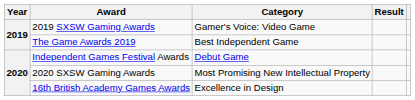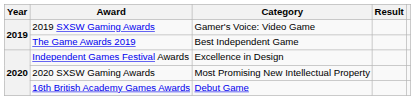(222, 57) Debut Game -> (239, 57) Excellence in Design
(239, 88) Excellence in Design -> (222, 88) Debut Game
